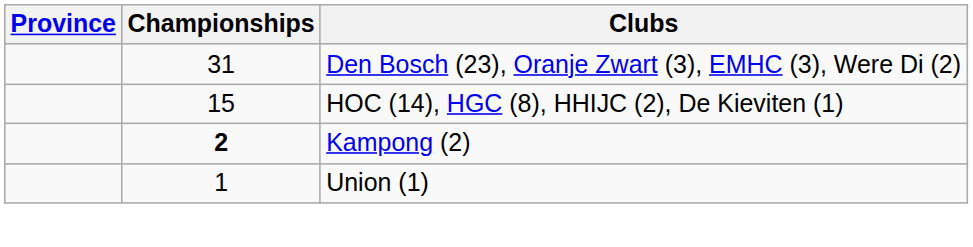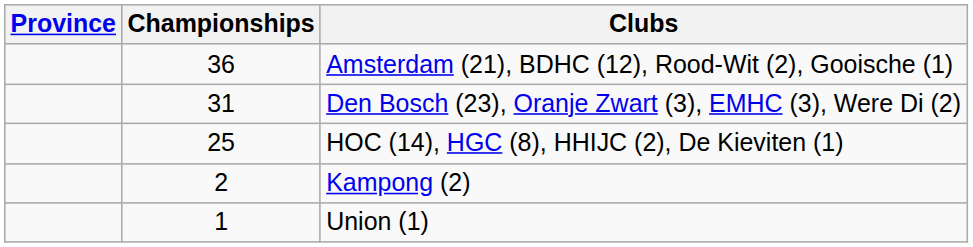+ row: (640, 63)
(221, 103) 15 -> (221, 143) 25
(221, 143) bold -> (221, 182) normal
